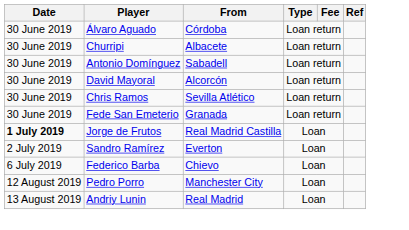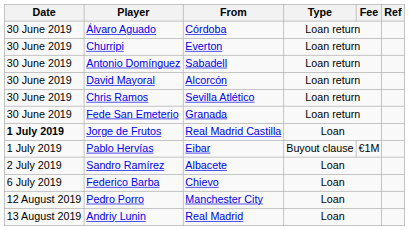(206, 47) Albacete -> (204, 47) Everton
+ row: (120, 149)
(204, 149) Everton -> (206, 166) Albacete
